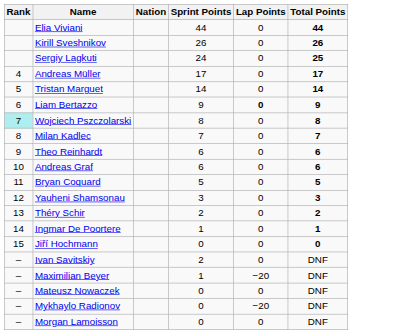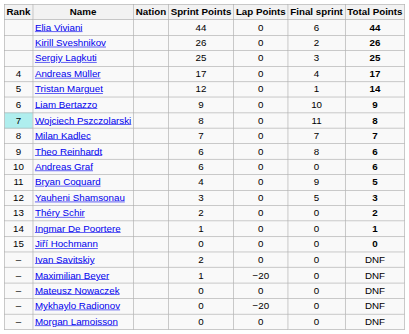+ column: (317, 12)
(201, 58) 24 -> (201, 58) 25
(201, 89) 14 -> (201, 89) 12
(261, 105) bold -> (261, 105) normal
(201, 182) 5 -> (201, 182) 4
